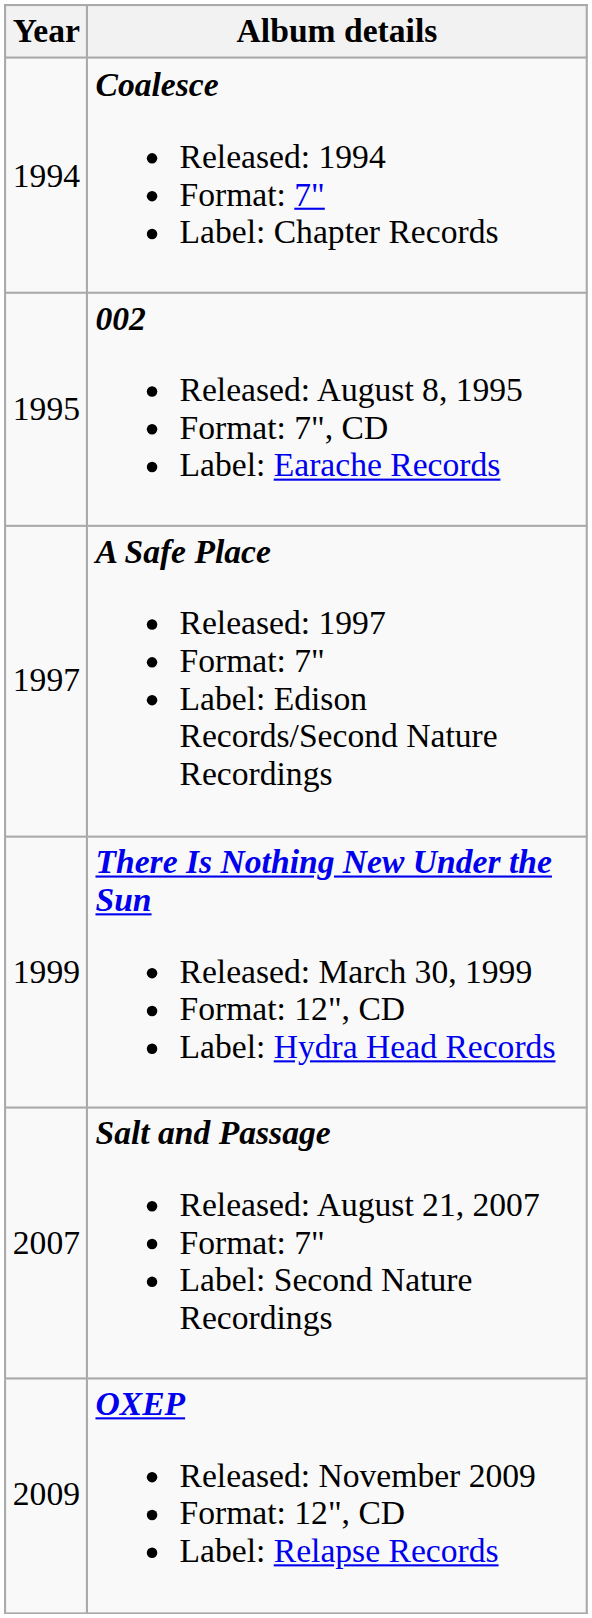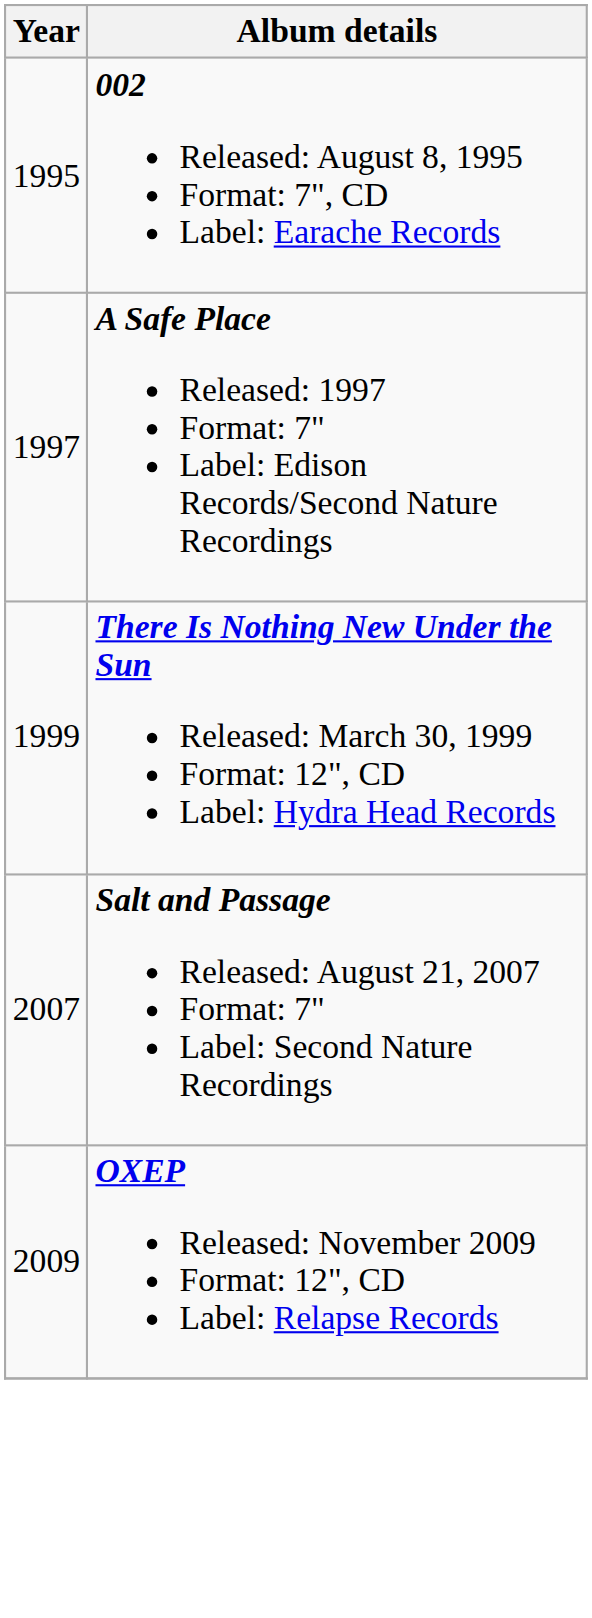- row: (337, 158)
